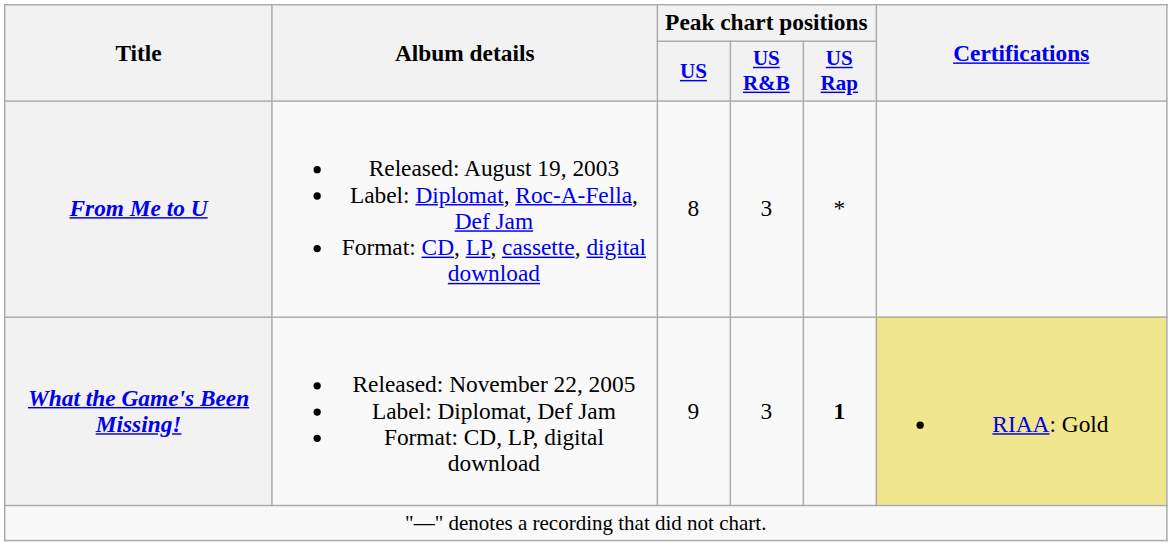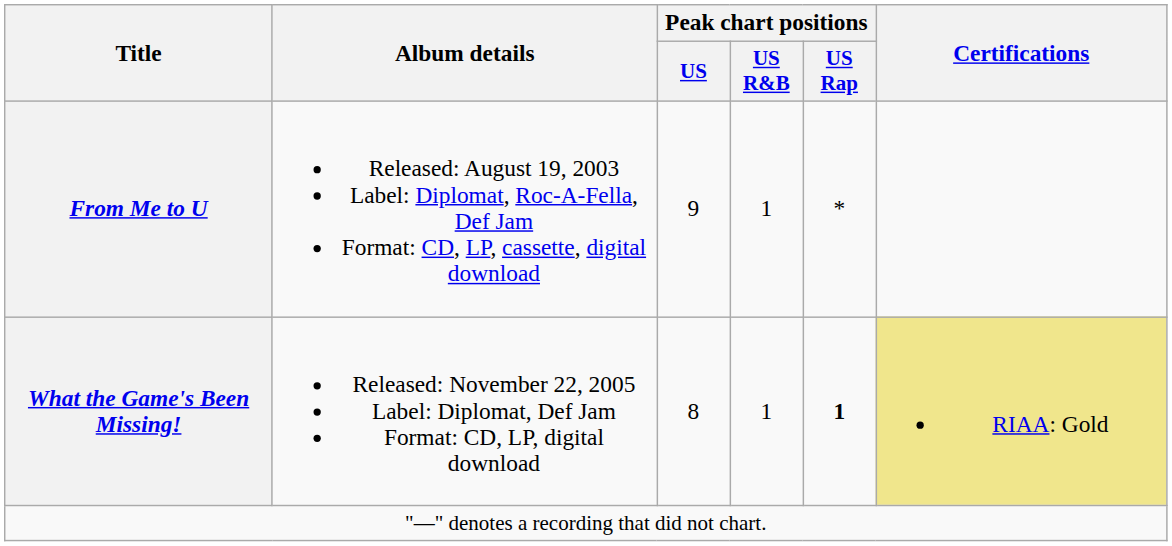(693, 208) 8 -> (693, 208) 9
(766, 208) 3 -> (766, 208) 1
(693, 410) 9 -> (693, 410) 8
(766, 410) 3 -> (766, 410) 1
